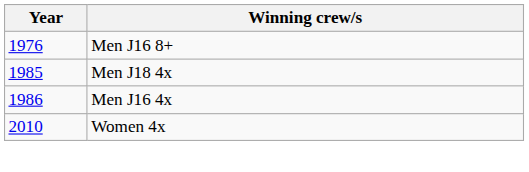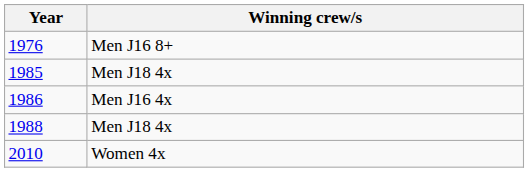+ row: (26, 126)
